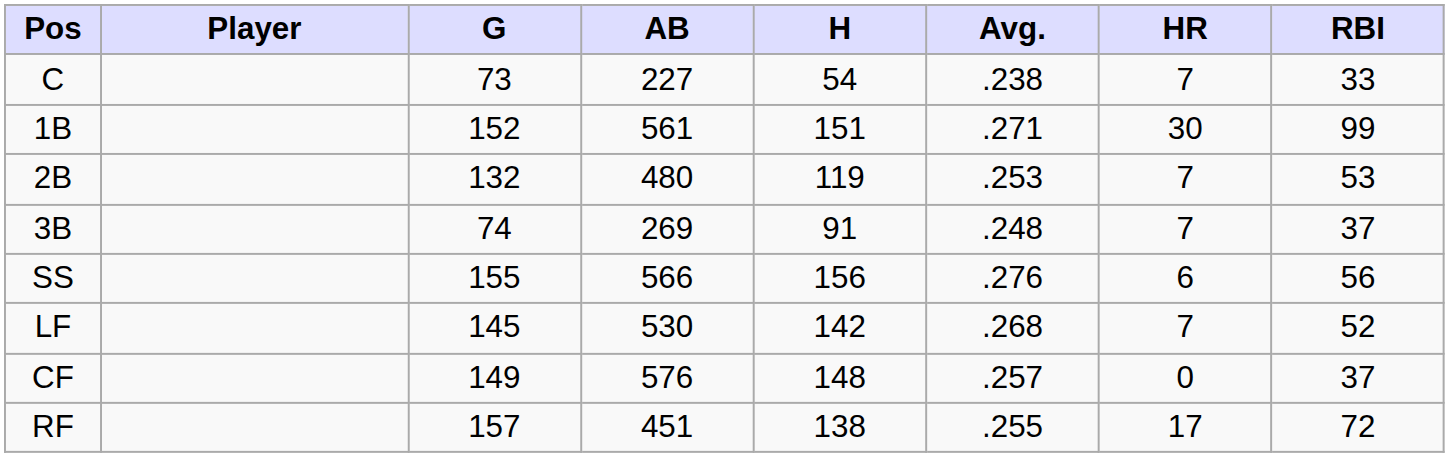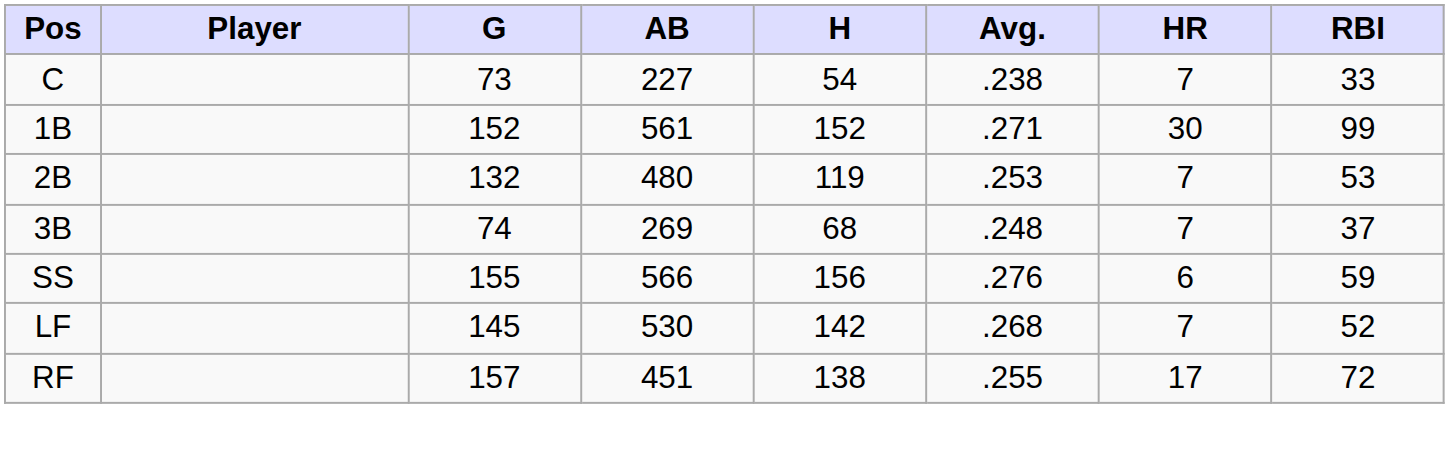(840, 128) 151 -> (840, 128) 152
(840, 228) 91 -> (840, 228) 68
(1358, 278) 56 -> (1358, 278) 59
- row: (53, 377)
